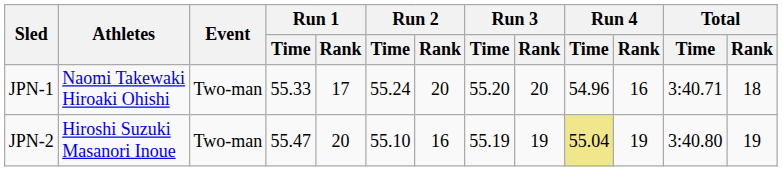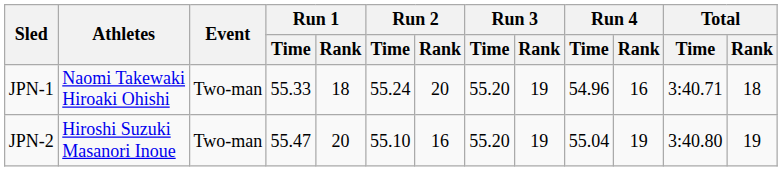(341, 89) 17 -> (341, 89) 18
(539, 89) 20 -> (539, 89) 19
(490, 140) 55.19 -> (490, 140) 55.20
(589, 140) khaki background -> (589, 140) no background
